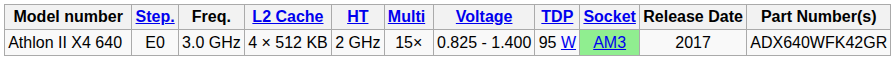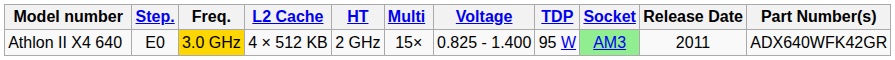(211, 42) no background -> (211, 42) gold background
(693, 42) 2017 -> (693, 42) 2011
